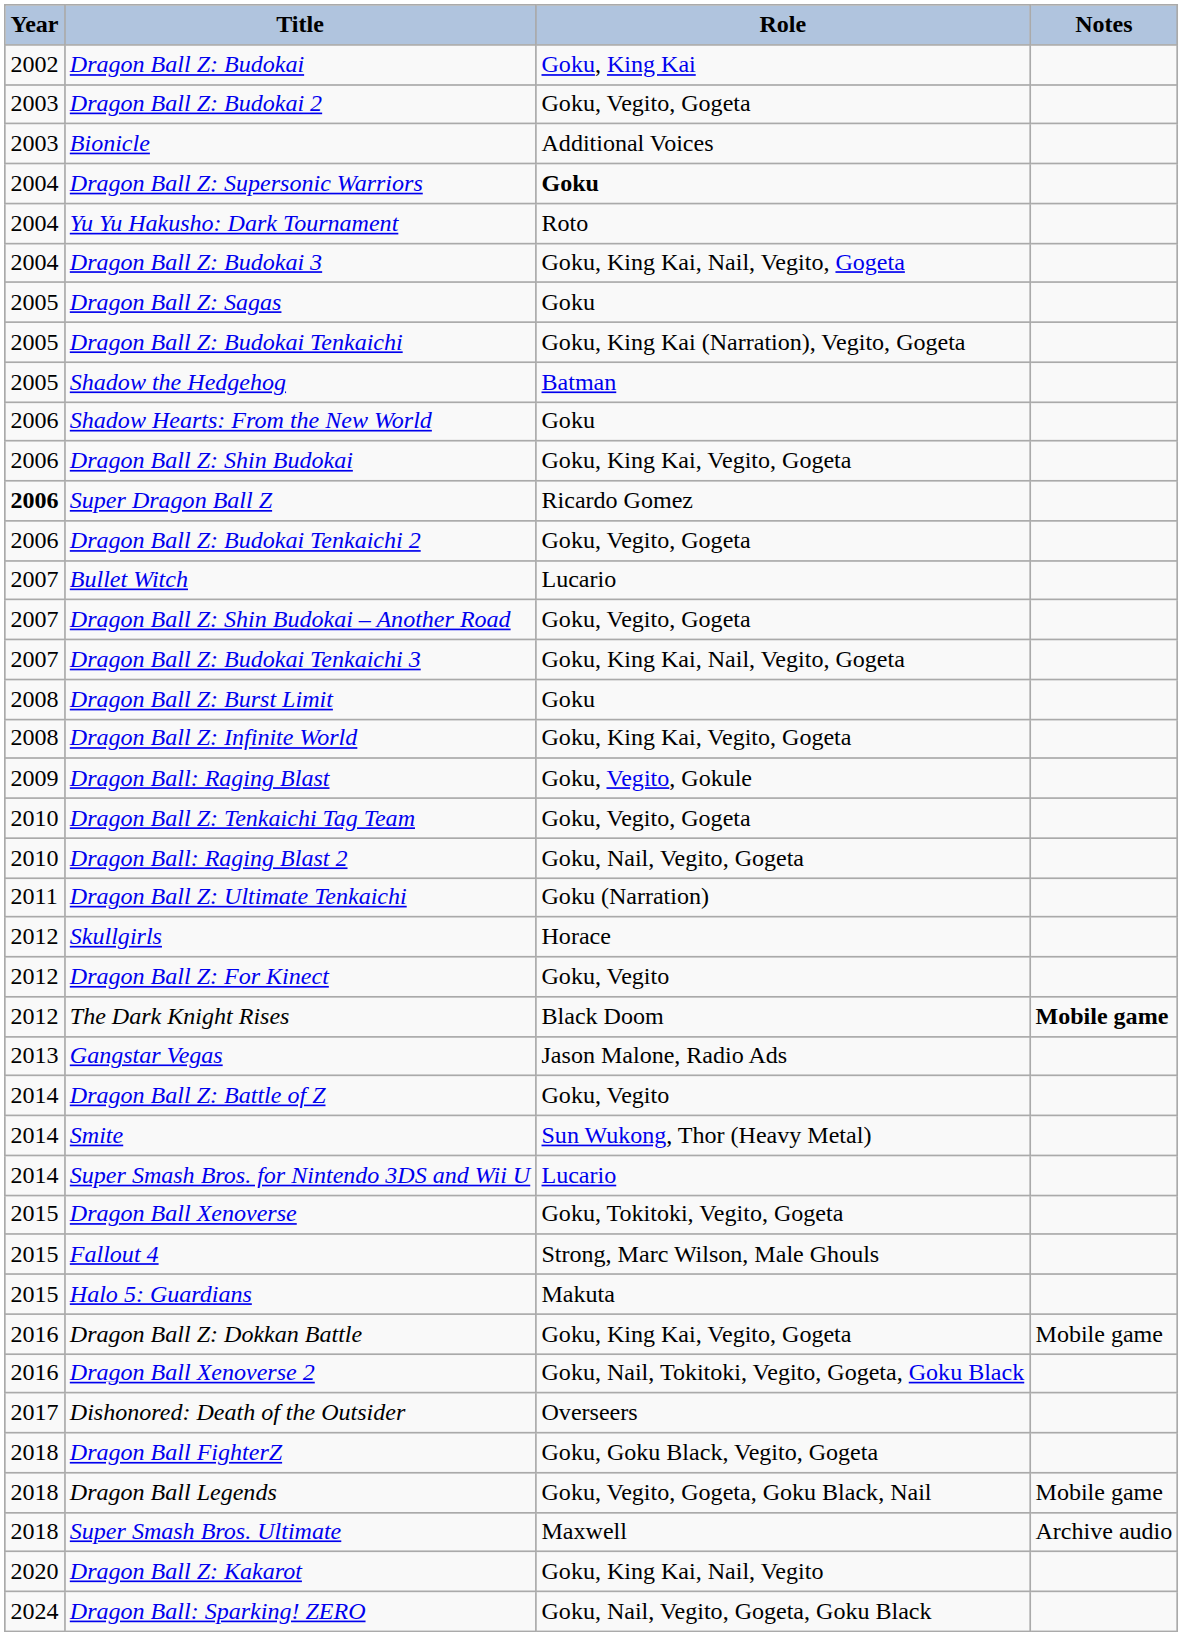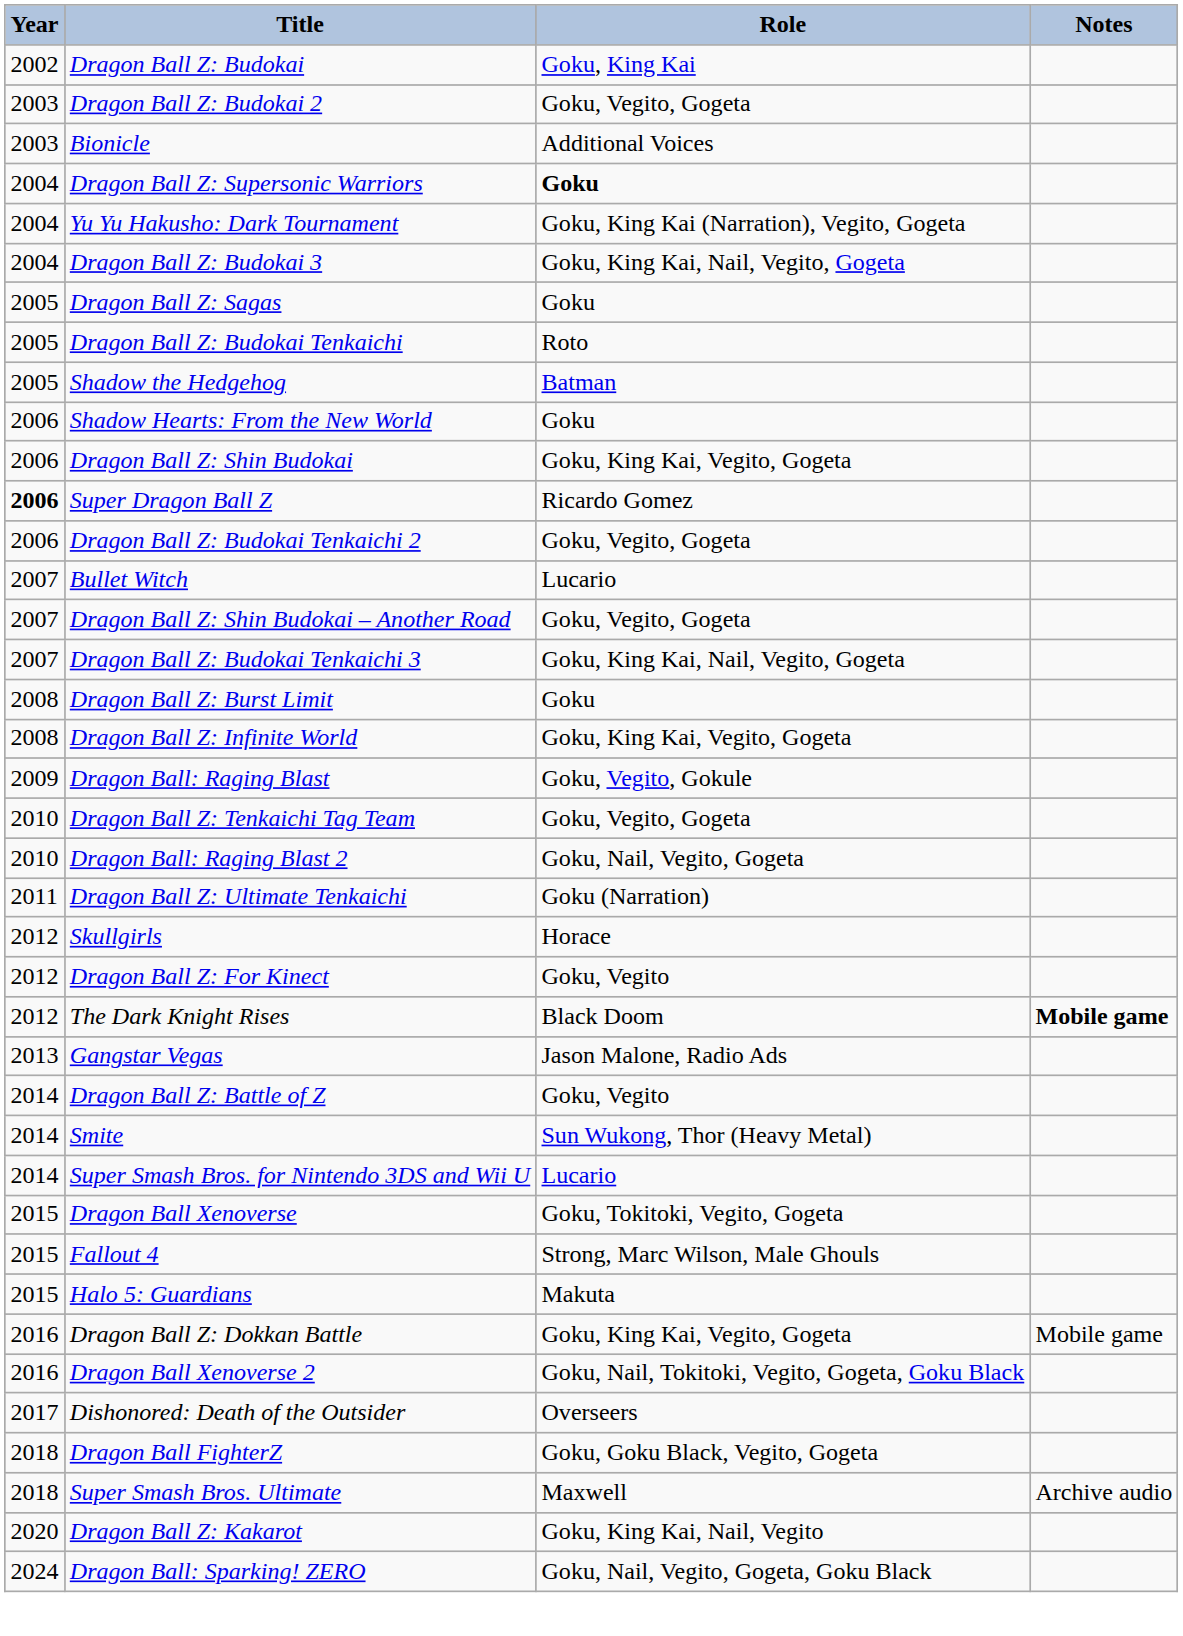(565, 223) Roto -> (754, 223) Goku, King Kai (Narration), Vegito, Gogeta
(754, 342) Goku, King Kai (Narration), Vegito, Gogeta -> (565, 342) Roto
- row: (173, 1492)
